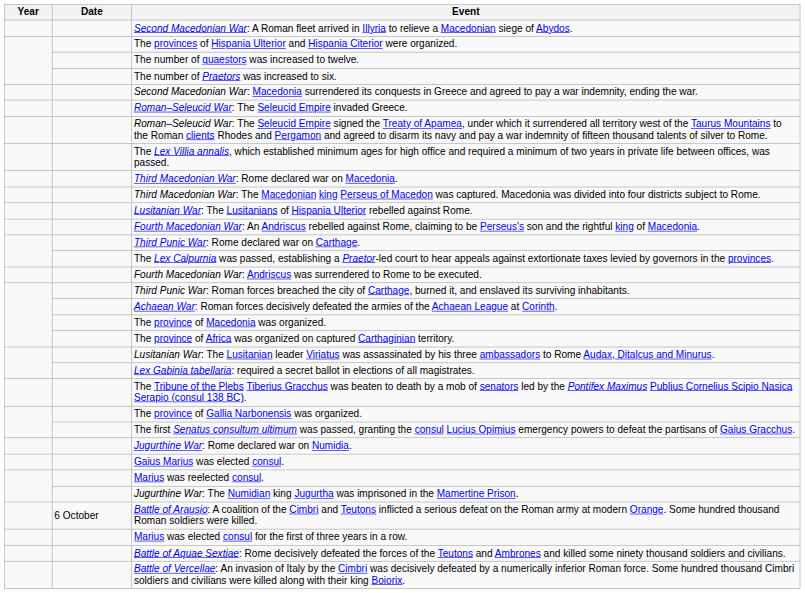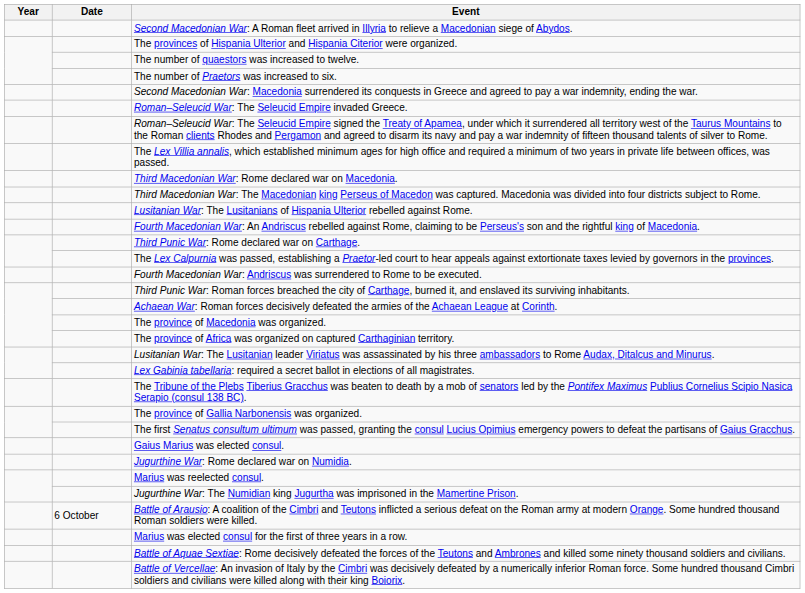rows swapped: (243, 446) <-> (209, 462)
